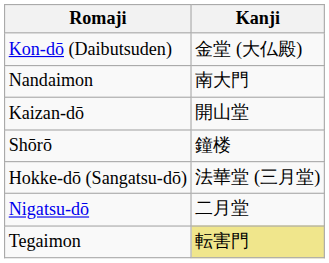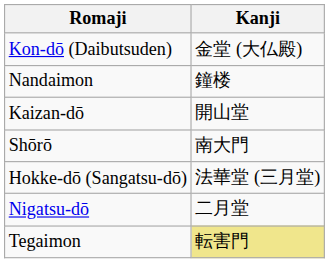(222, 80) 南大門 -> (213, 80) 鐘楼
(213, 144) 鐘楼 -> (222, 144) 南大門
